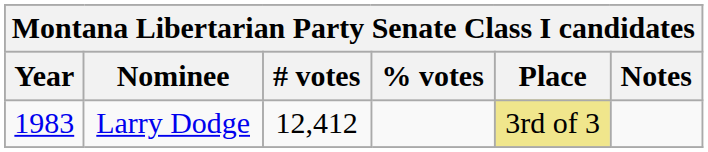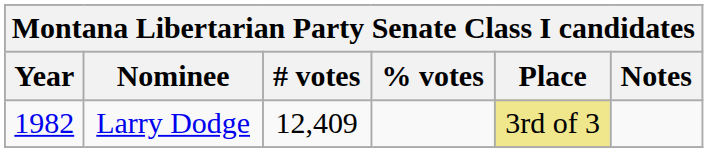(44, 123) 1983 -> (44, 123) 1982
(317, 123) 12,412 -> (317, 123) 12,409
